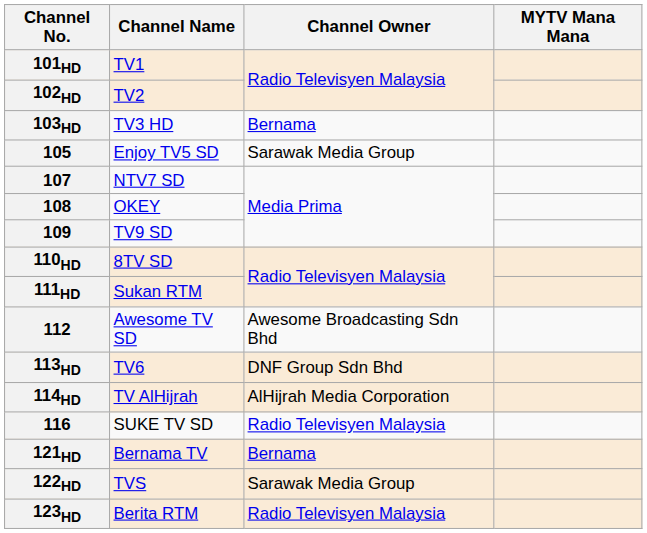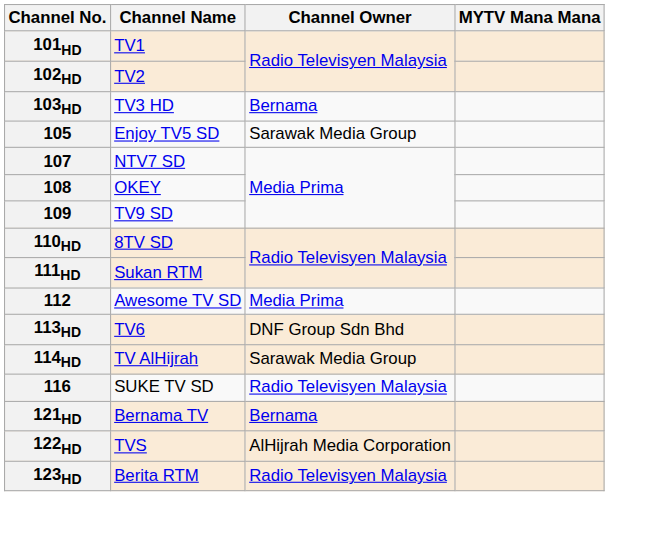(353, 329) Awesome Broadcasting Sdn Bhd -> (296, 300) Media Prima
(348, 397) AlHijrah Media Corporation -> (333, 359) Sarawak Media Group
(331, 483) Sarawak Media Group -> (350, 445) AlHijrah Media Corporation
